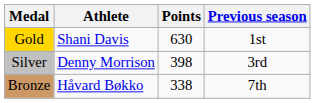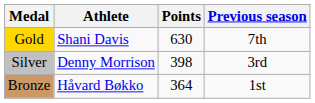(257, 39) 1st -> (257, 39) 7th
(181, 86) 338 -> (181, 86) 364
(257, 86) 7th -> (257, 86) 1st
